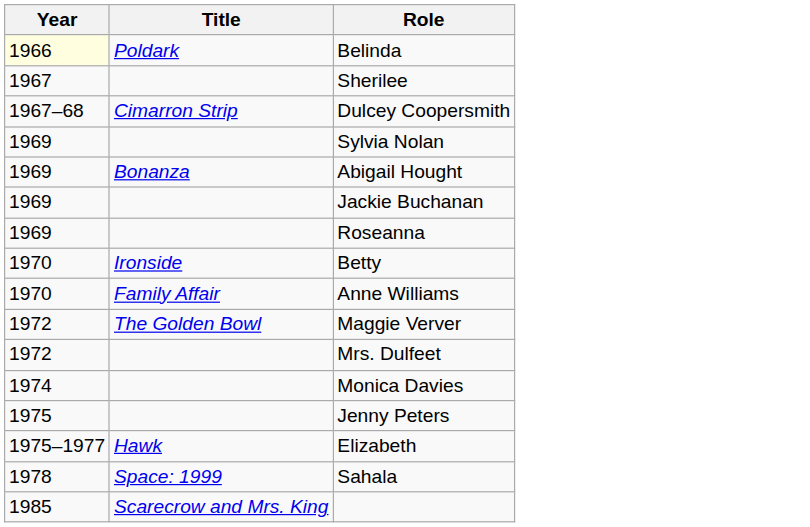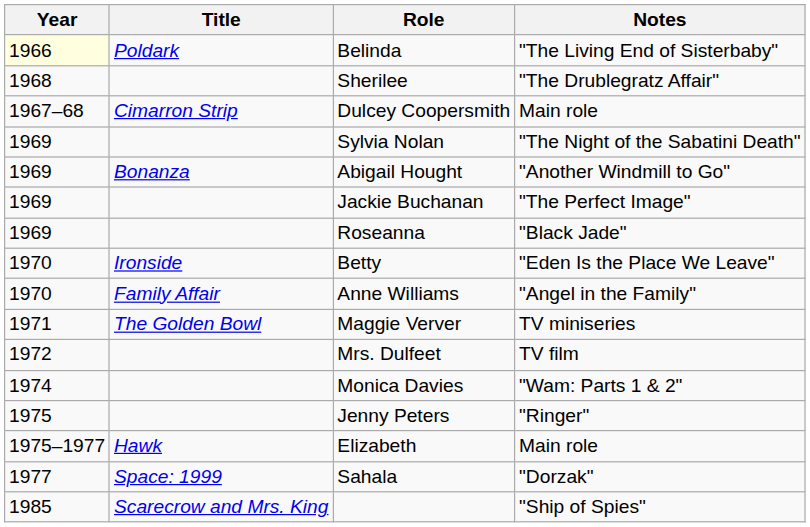+ column: (660, 19)
(30, 80) 1967 -> (30, 80) 1968
(30, 324) 1972 -> (30, 324) 1971
(30, 476) 1978 -> (30, 476) 1977
